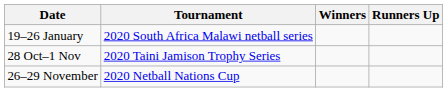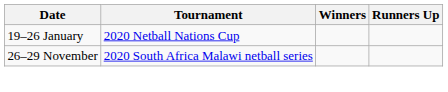(208, 35) 2020 South Africa Malawi netball series -> (172, 35) 2020 Netball Nations Cup
- row: (44, 55)
(172, 76) 2020 Netball Nations Cup -> (208, 55) 2020 South Africa Malawi netball series
